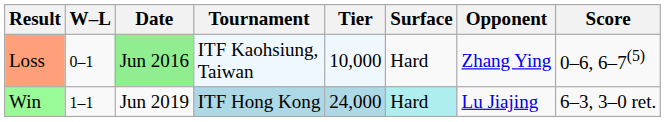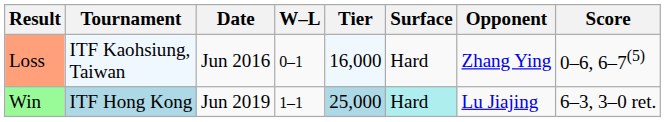columns swapped: (90, 19) <-> (259, 19)
(154, 60) lightgreen background -> (236, 60) no background
(355, 60) 10,000 -> (355, 60) 16,000
(355, 101) 24,000 -> (355, 101) 25,000
